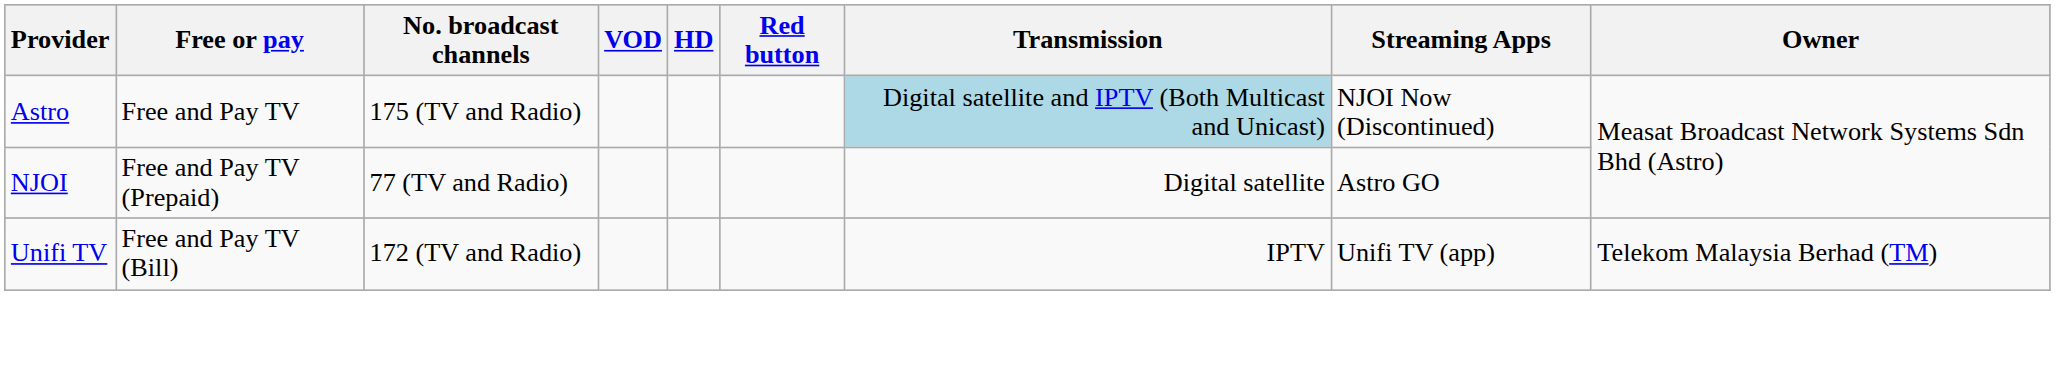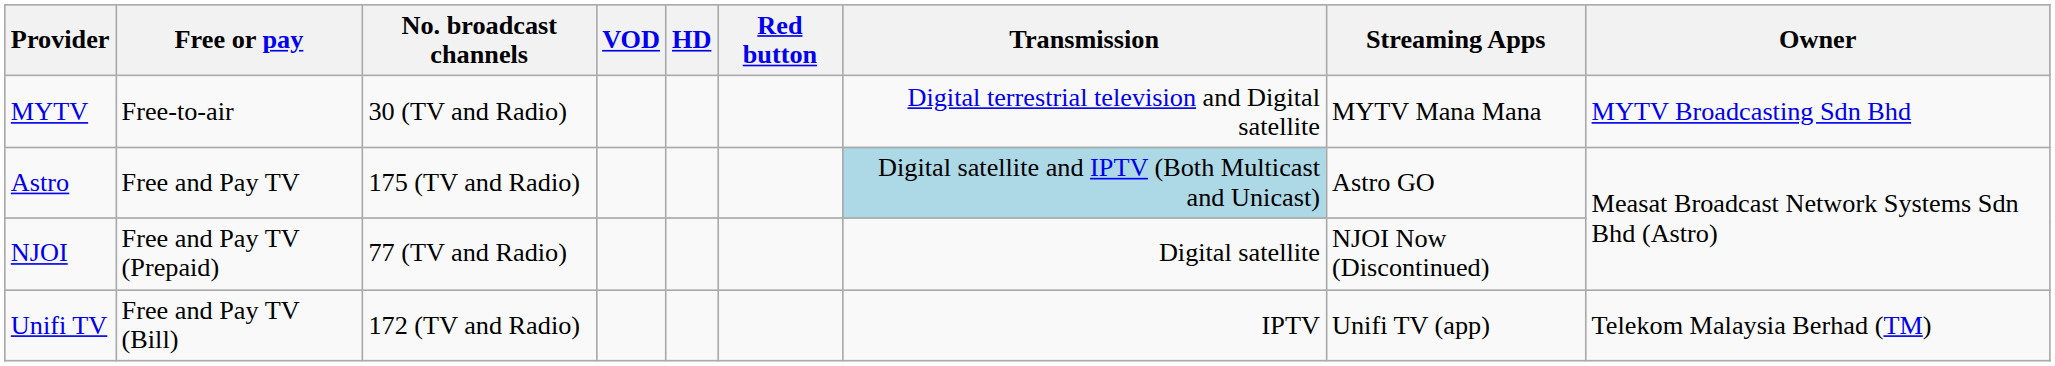+ row: (49, 111)
(1416, 111) NJOI Now (Discontinued) -> (1383, 182) Astro GO
(1388, 182) Astro GO -> (1411, 253) NJOI Now (Discontinued)
